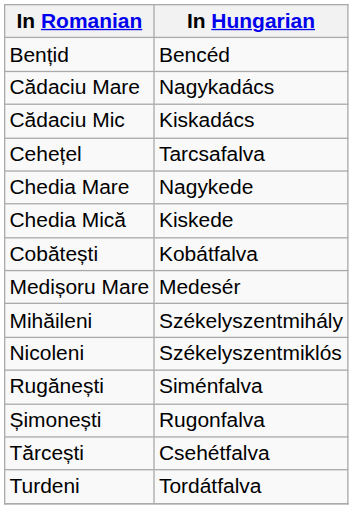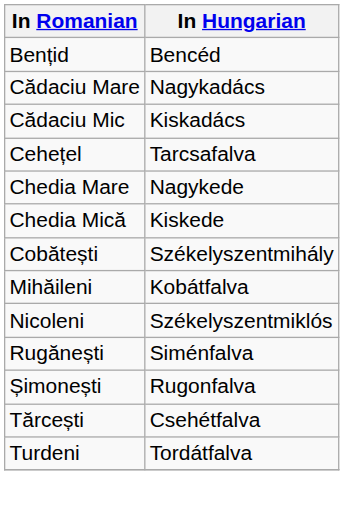(208, 253) Kobátfalva -> (242, 253) Székelyszentmihály
- row: (79, 287)
(251, 320) Székelyszentmihály -> (199, 287) Kobátfalva
